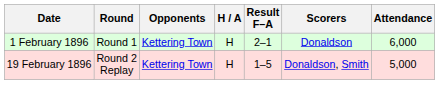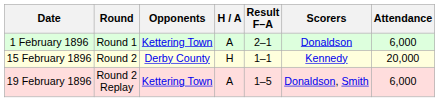(230, 42) H -> (230, 42) A
+ row: (49, 59)
(230, 65) H -> (230, 82) A
(403, 65) 5,000 -> (403, 82) 6,000
